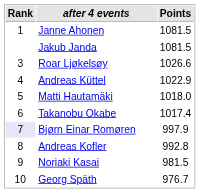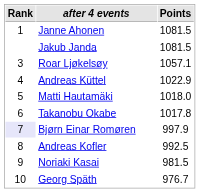(175, 64) 1026.6 -> (175, 64) 1057.1
(175, 113) 1017.4 -> (175, 113) 1017.8
(175, 146) 992.8 -> (175, 146) 992.5
